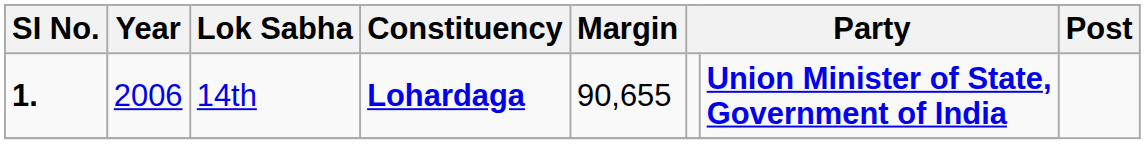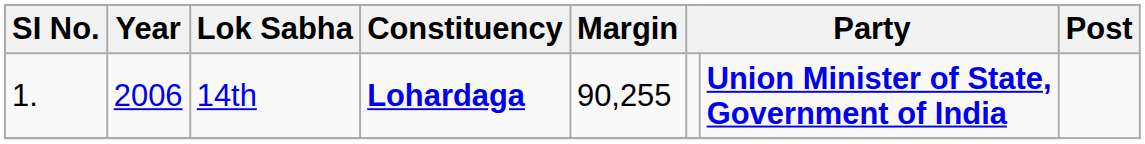(25, 95) bold -> (25, 95) normal
(624, 95) 90,655 -> (624, 95) 90,255
